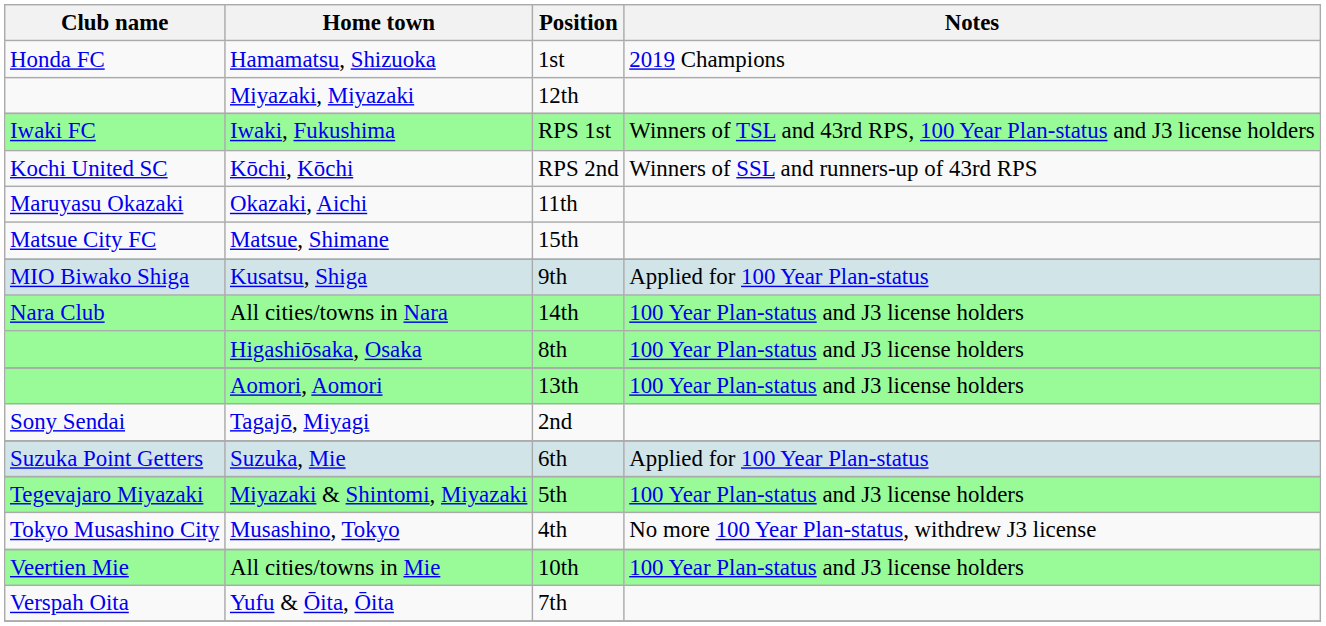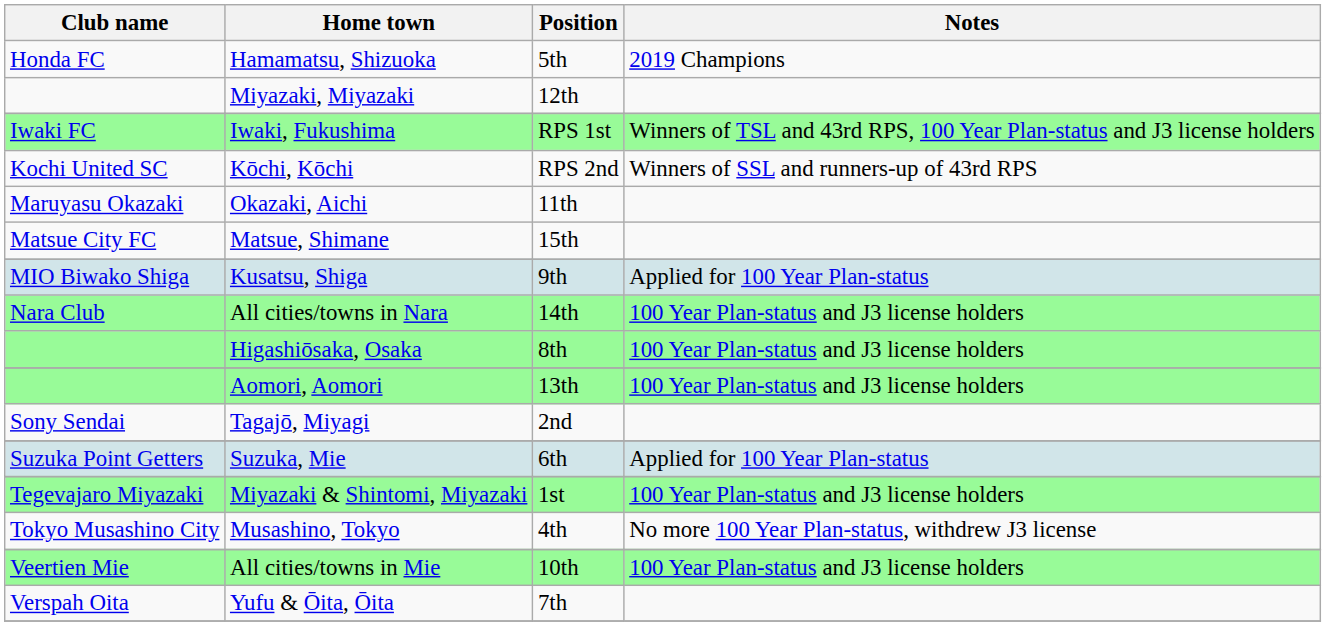(551, 58) 1st -> (553, 58) 5th
(553, 494) 5th -> (551, 494) 1st
